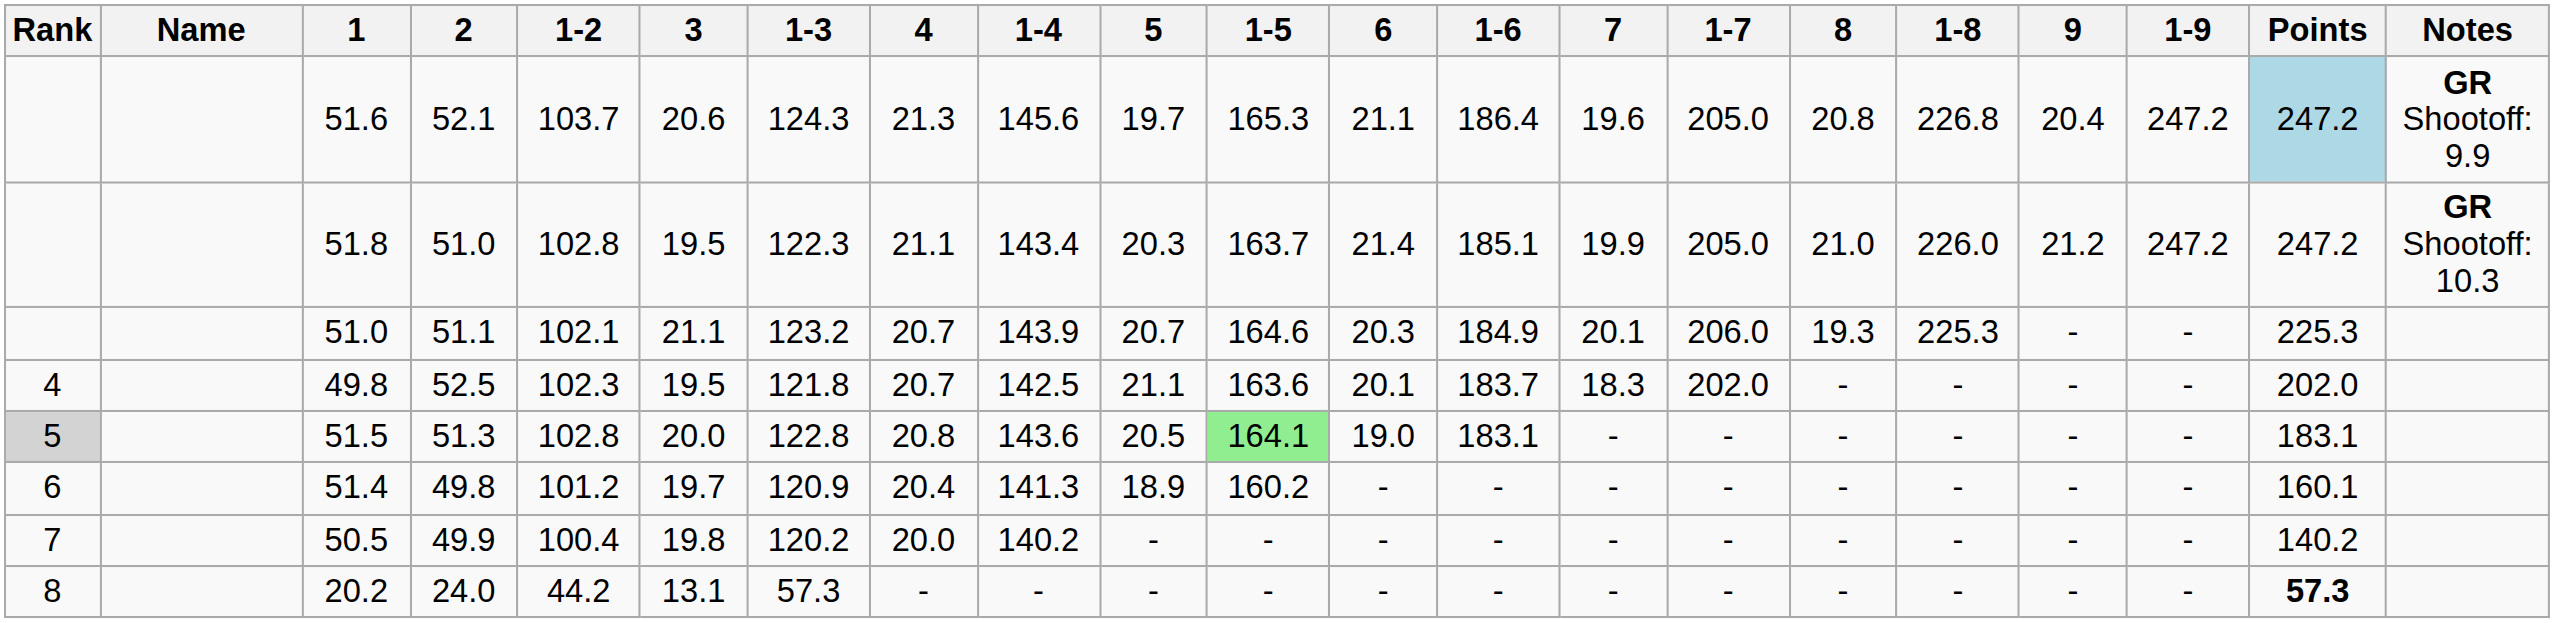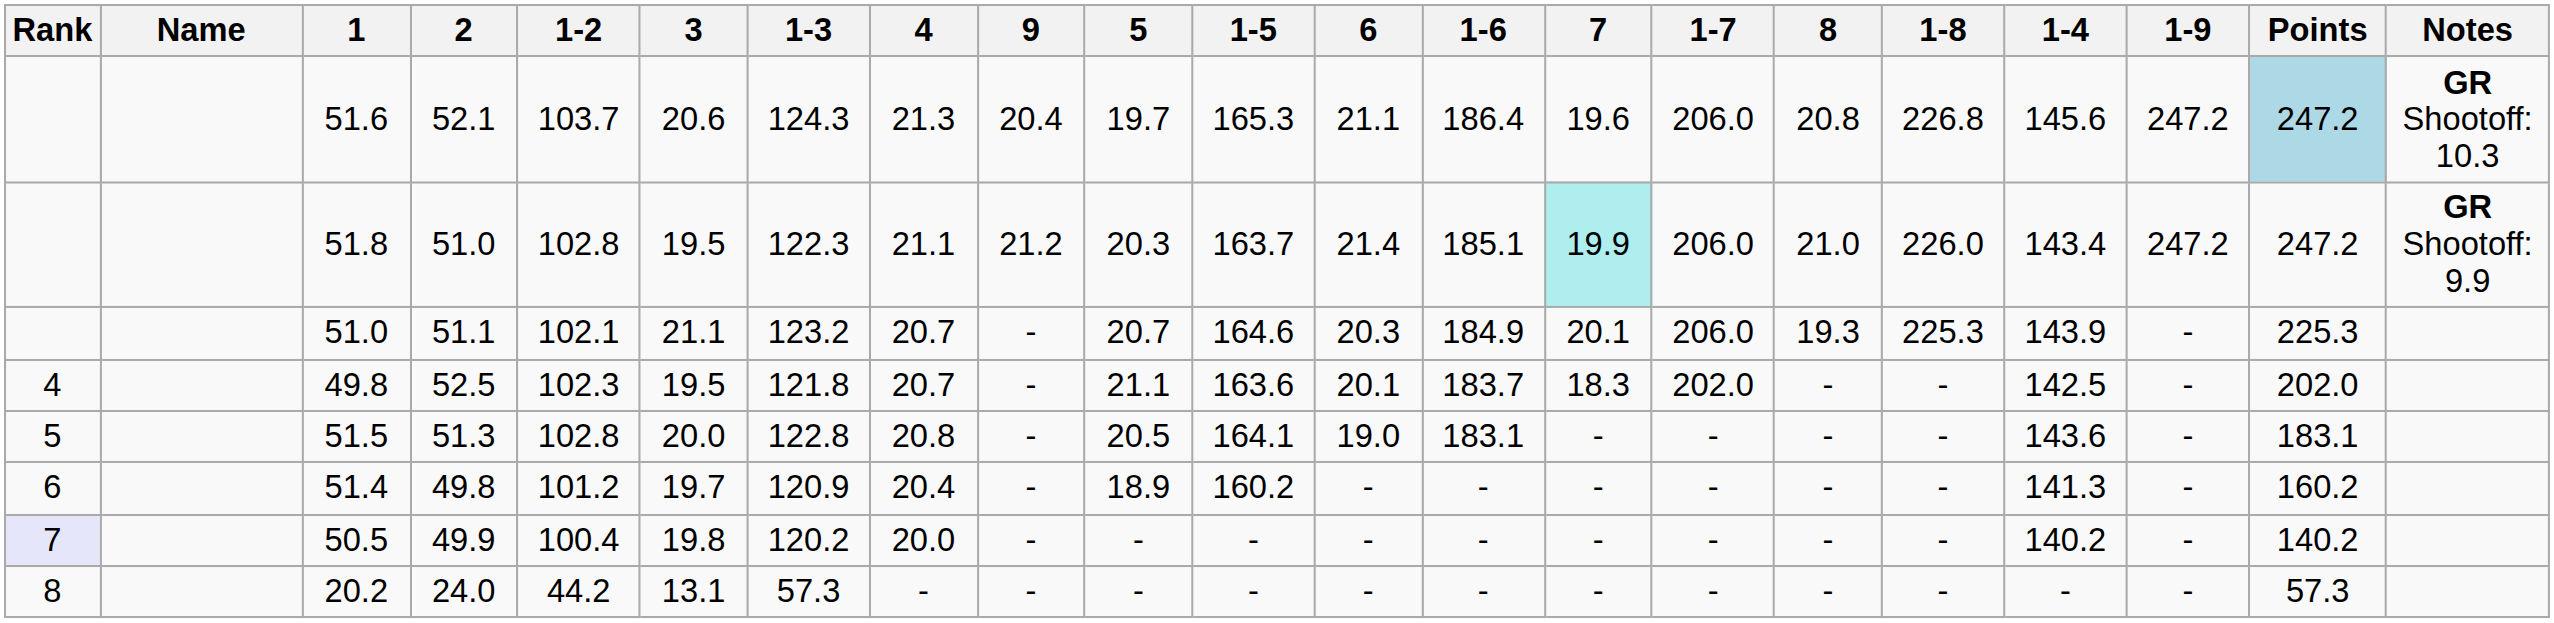columns swapped: (1038, 30) <-> (2073, 30)
(1728, 118) 205.0 -> (1713, 118) 206.0
(2468, 118) GR Shootoff: 9.9 -> (2468, 118) GR Shootoff: 10.3
(1613, 244) no background -> (1598, 244) paleturquoise background
(1728, 244) 205.0 -> (1713, 244) 206.0
(2468, 244) GR Shootoff: 10.3 -> (2468, 244) GR Shootoff: 9.9
(52, 436) lightgrey background -> (52, 436) no background
(1268, 436) lightgreen background -> (1253, 436) no background
(2318, 487) 160.1 -> (2318, 487) 160.2
(52, 539) no background -> (52, 539) lavender background
(2318, 591) bold -> (2318, 591) normal
